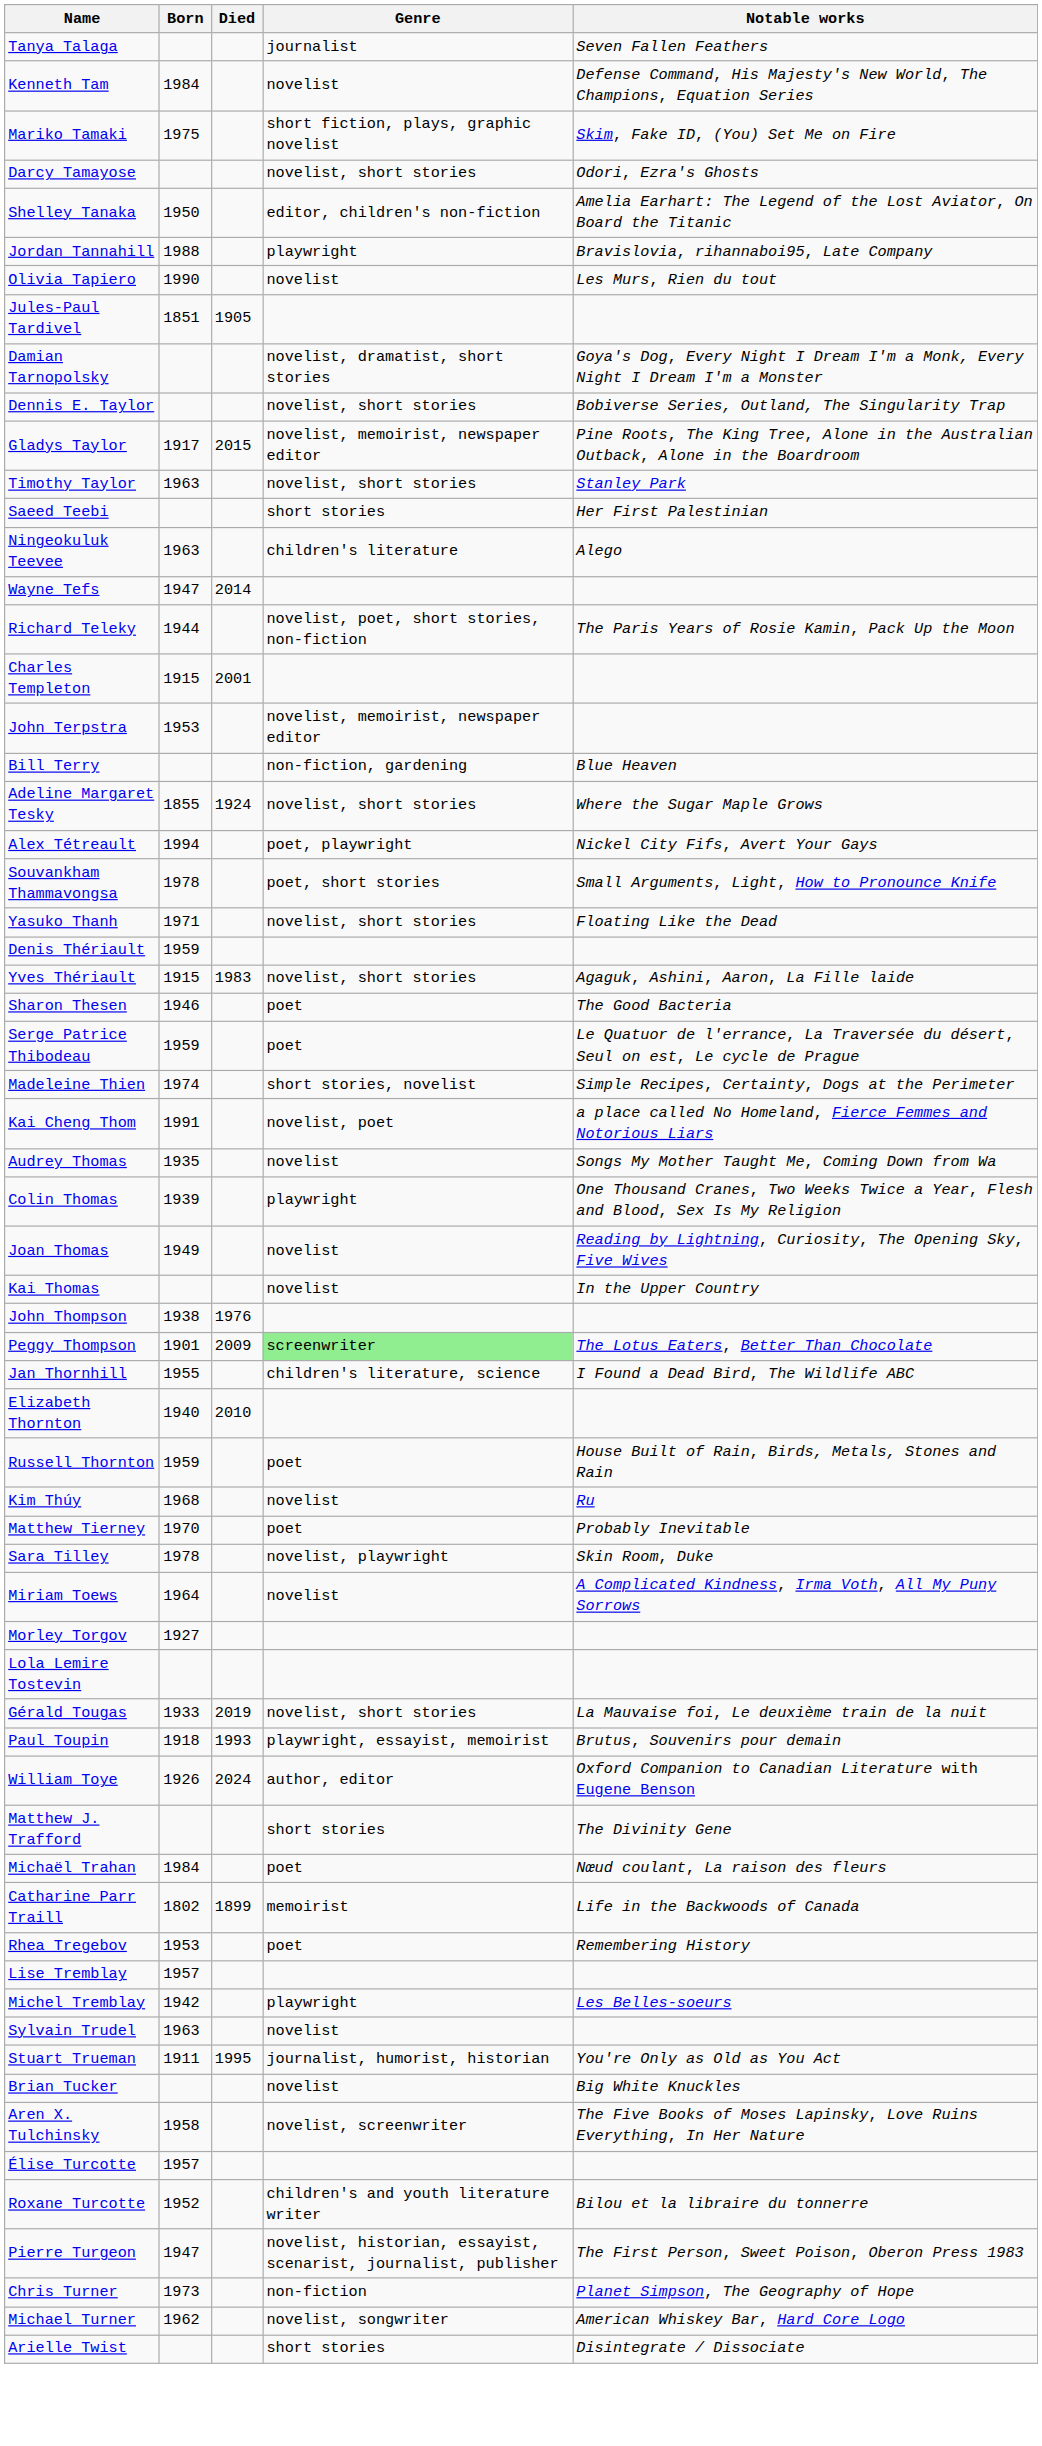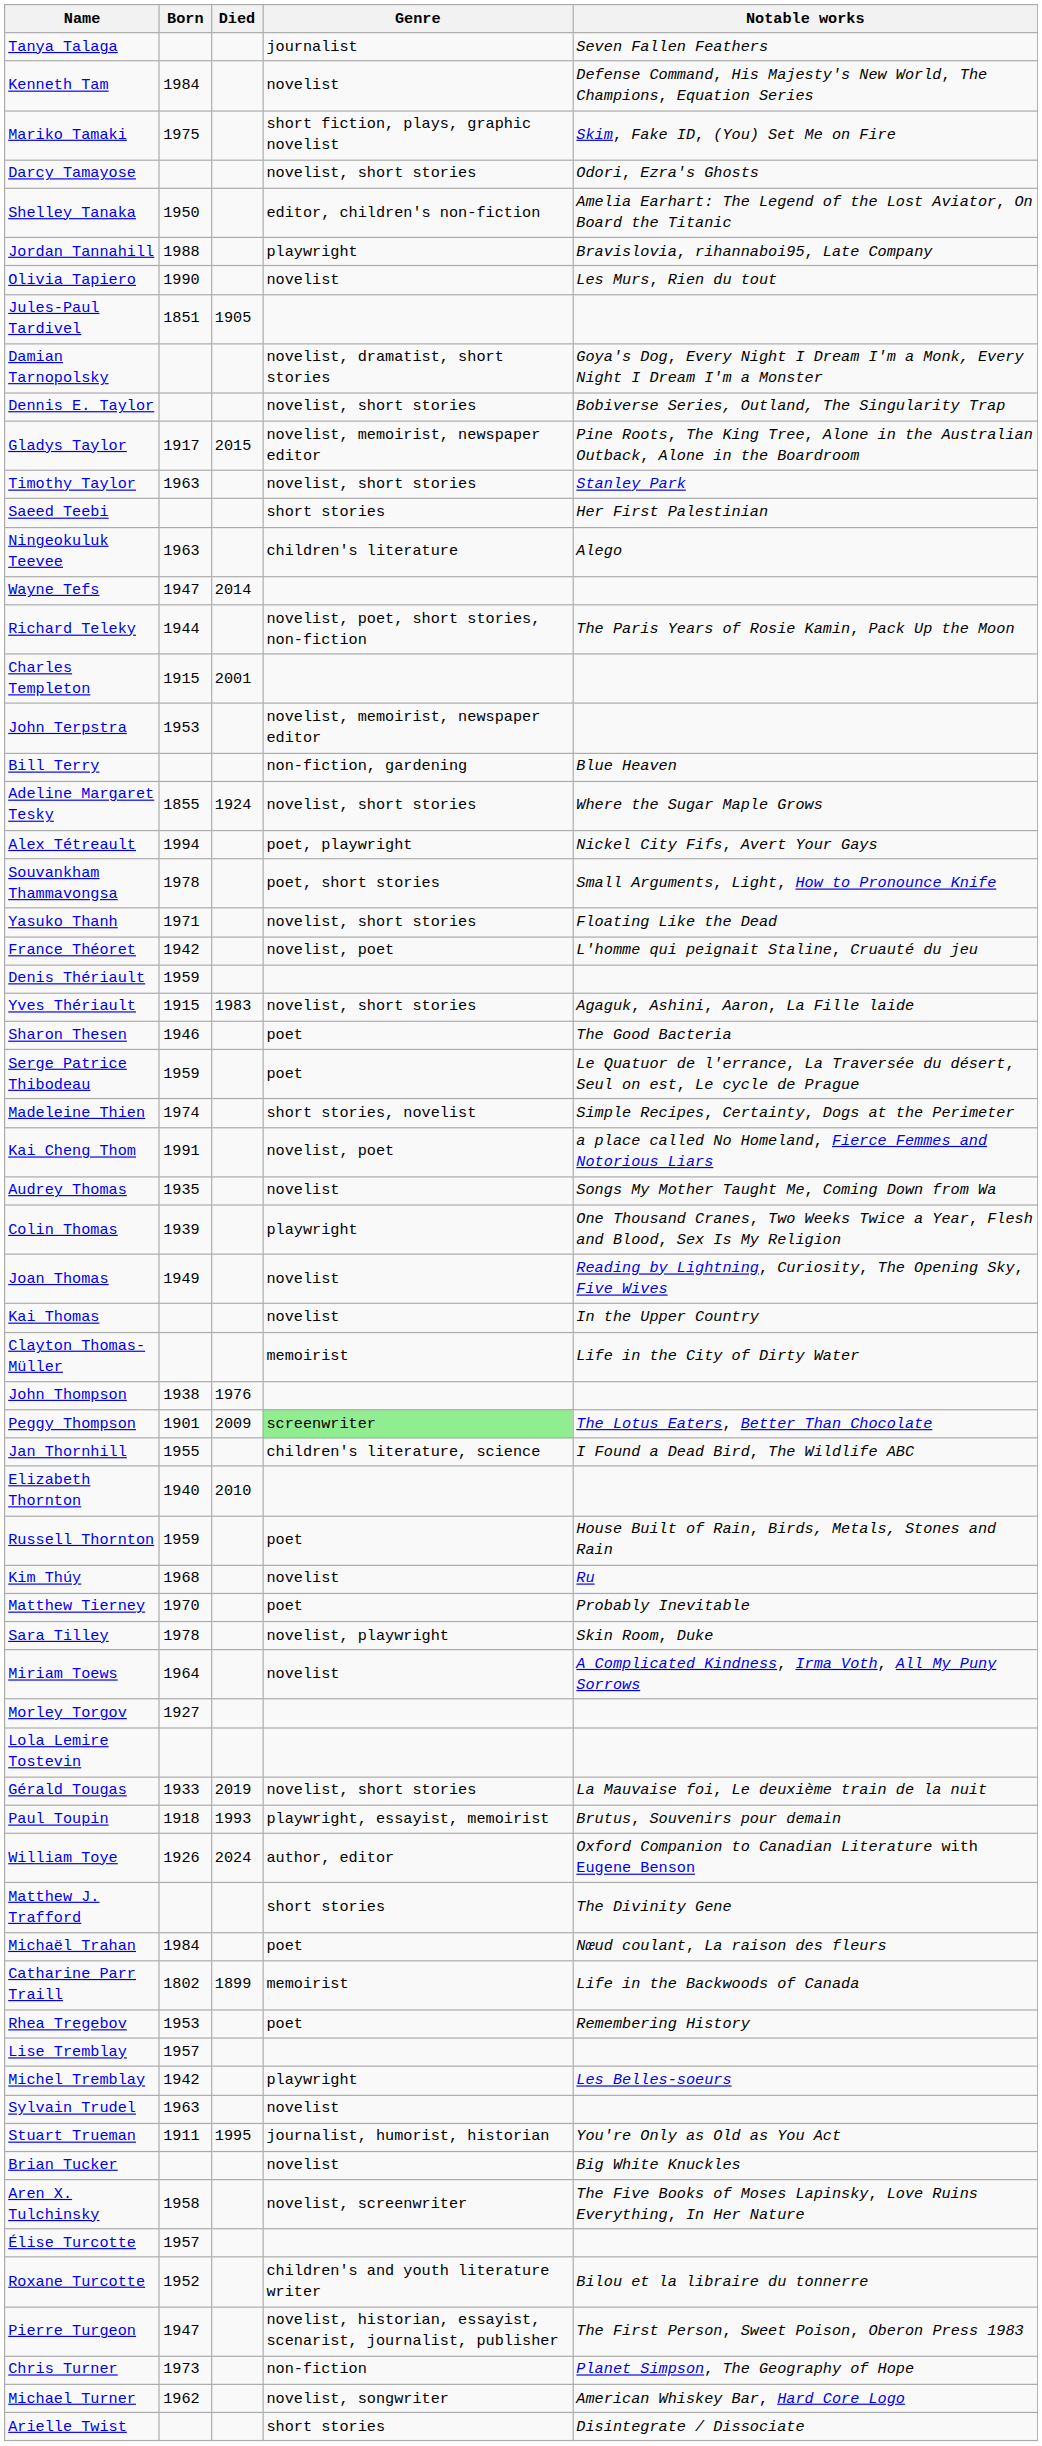+ row: (72, 950)
+ row: (77, 1356)
